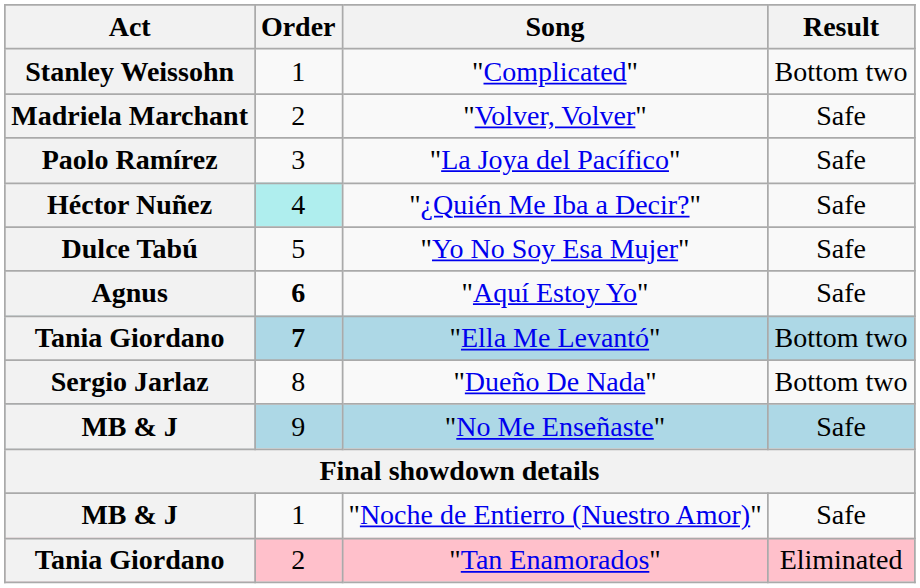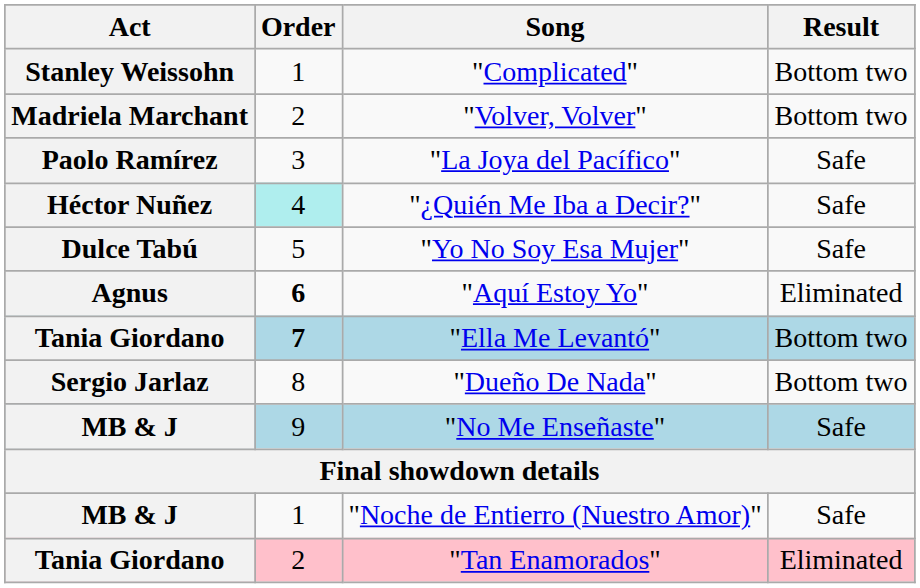(841, 115) Safe -> (841, 115) Bottom two
(841, 293) Safe -> (841, 293) Eliminated
